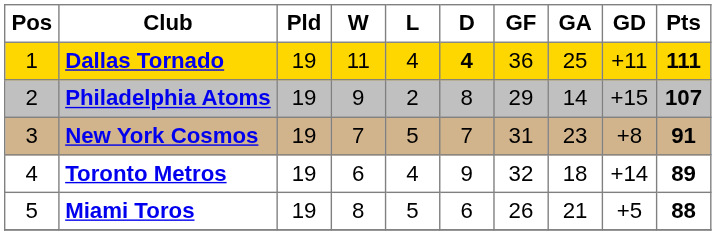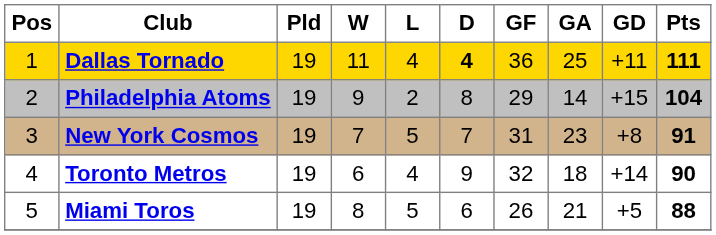(684, 98) 107 -> (684, 98) 104
(684, 173) 89 -> (684, 173) 90
